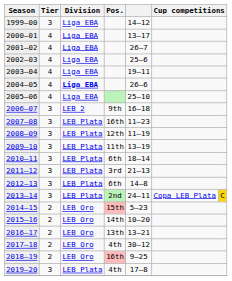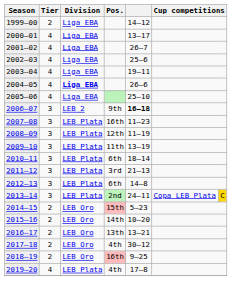(50, 23) 3 -> (50, 23) 2
(139, 109) normal -> (139, 109) bold
(50, 270) 3 -> (50, 270) 4
